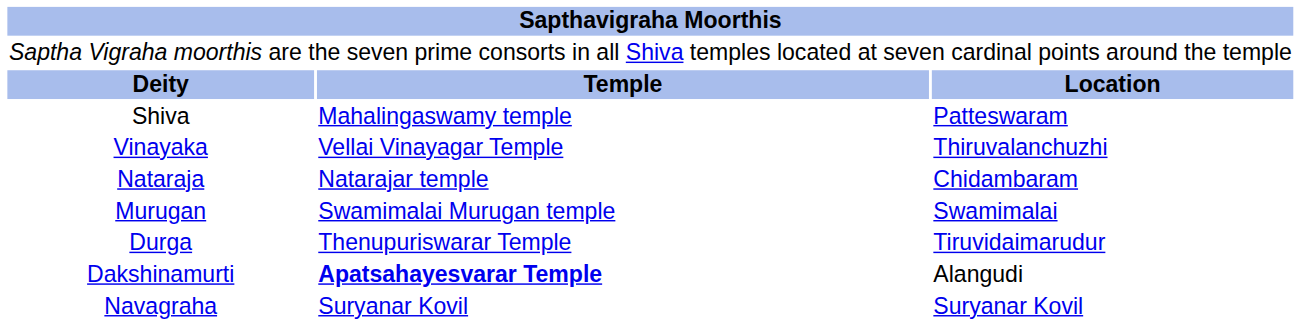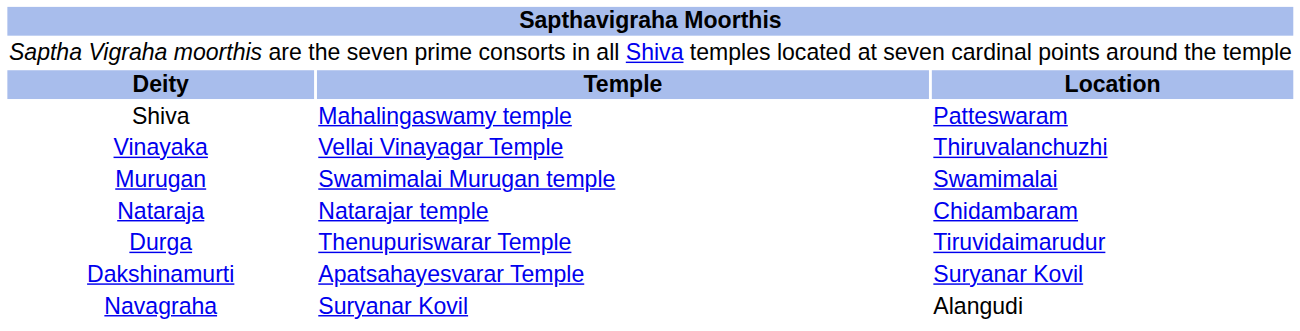rows swapped: (161, 211) <-> (161, 179)
(460, 274) bold -> (451, 274) normal
(978, 274) Alangudi -> (1008, 274) Suryanar Kovil
(1008, 306) Suryanar Kovil -> (978, 306) Alangudi
